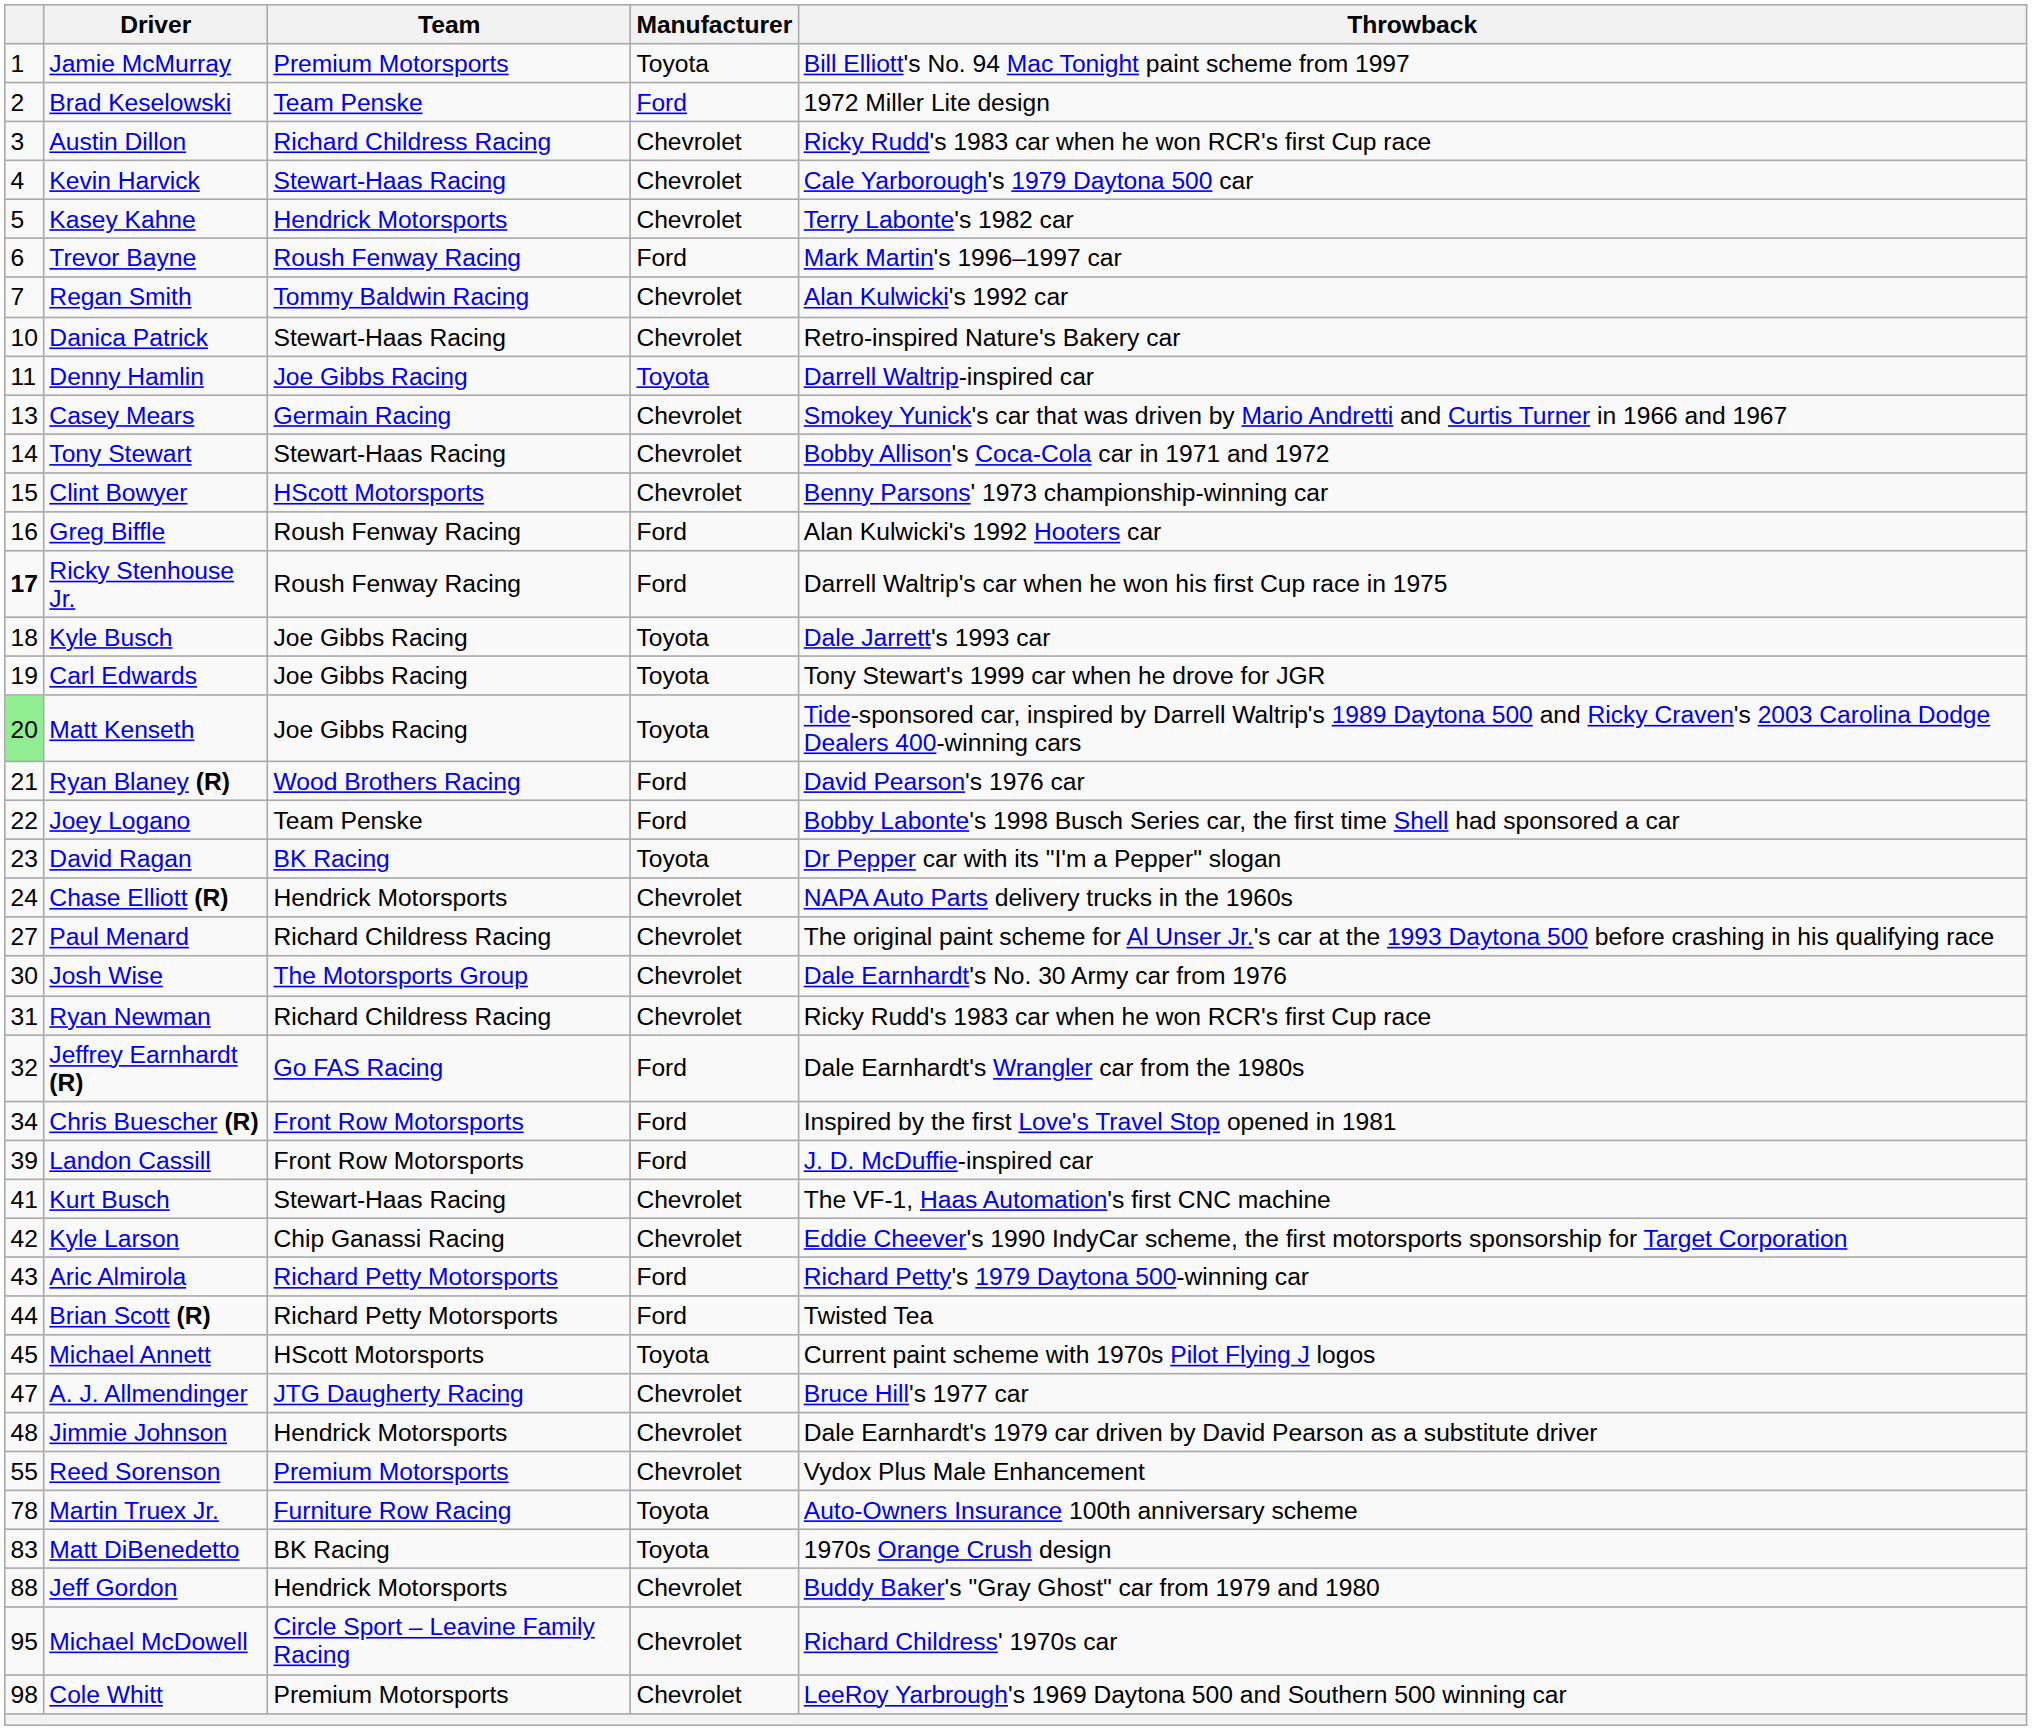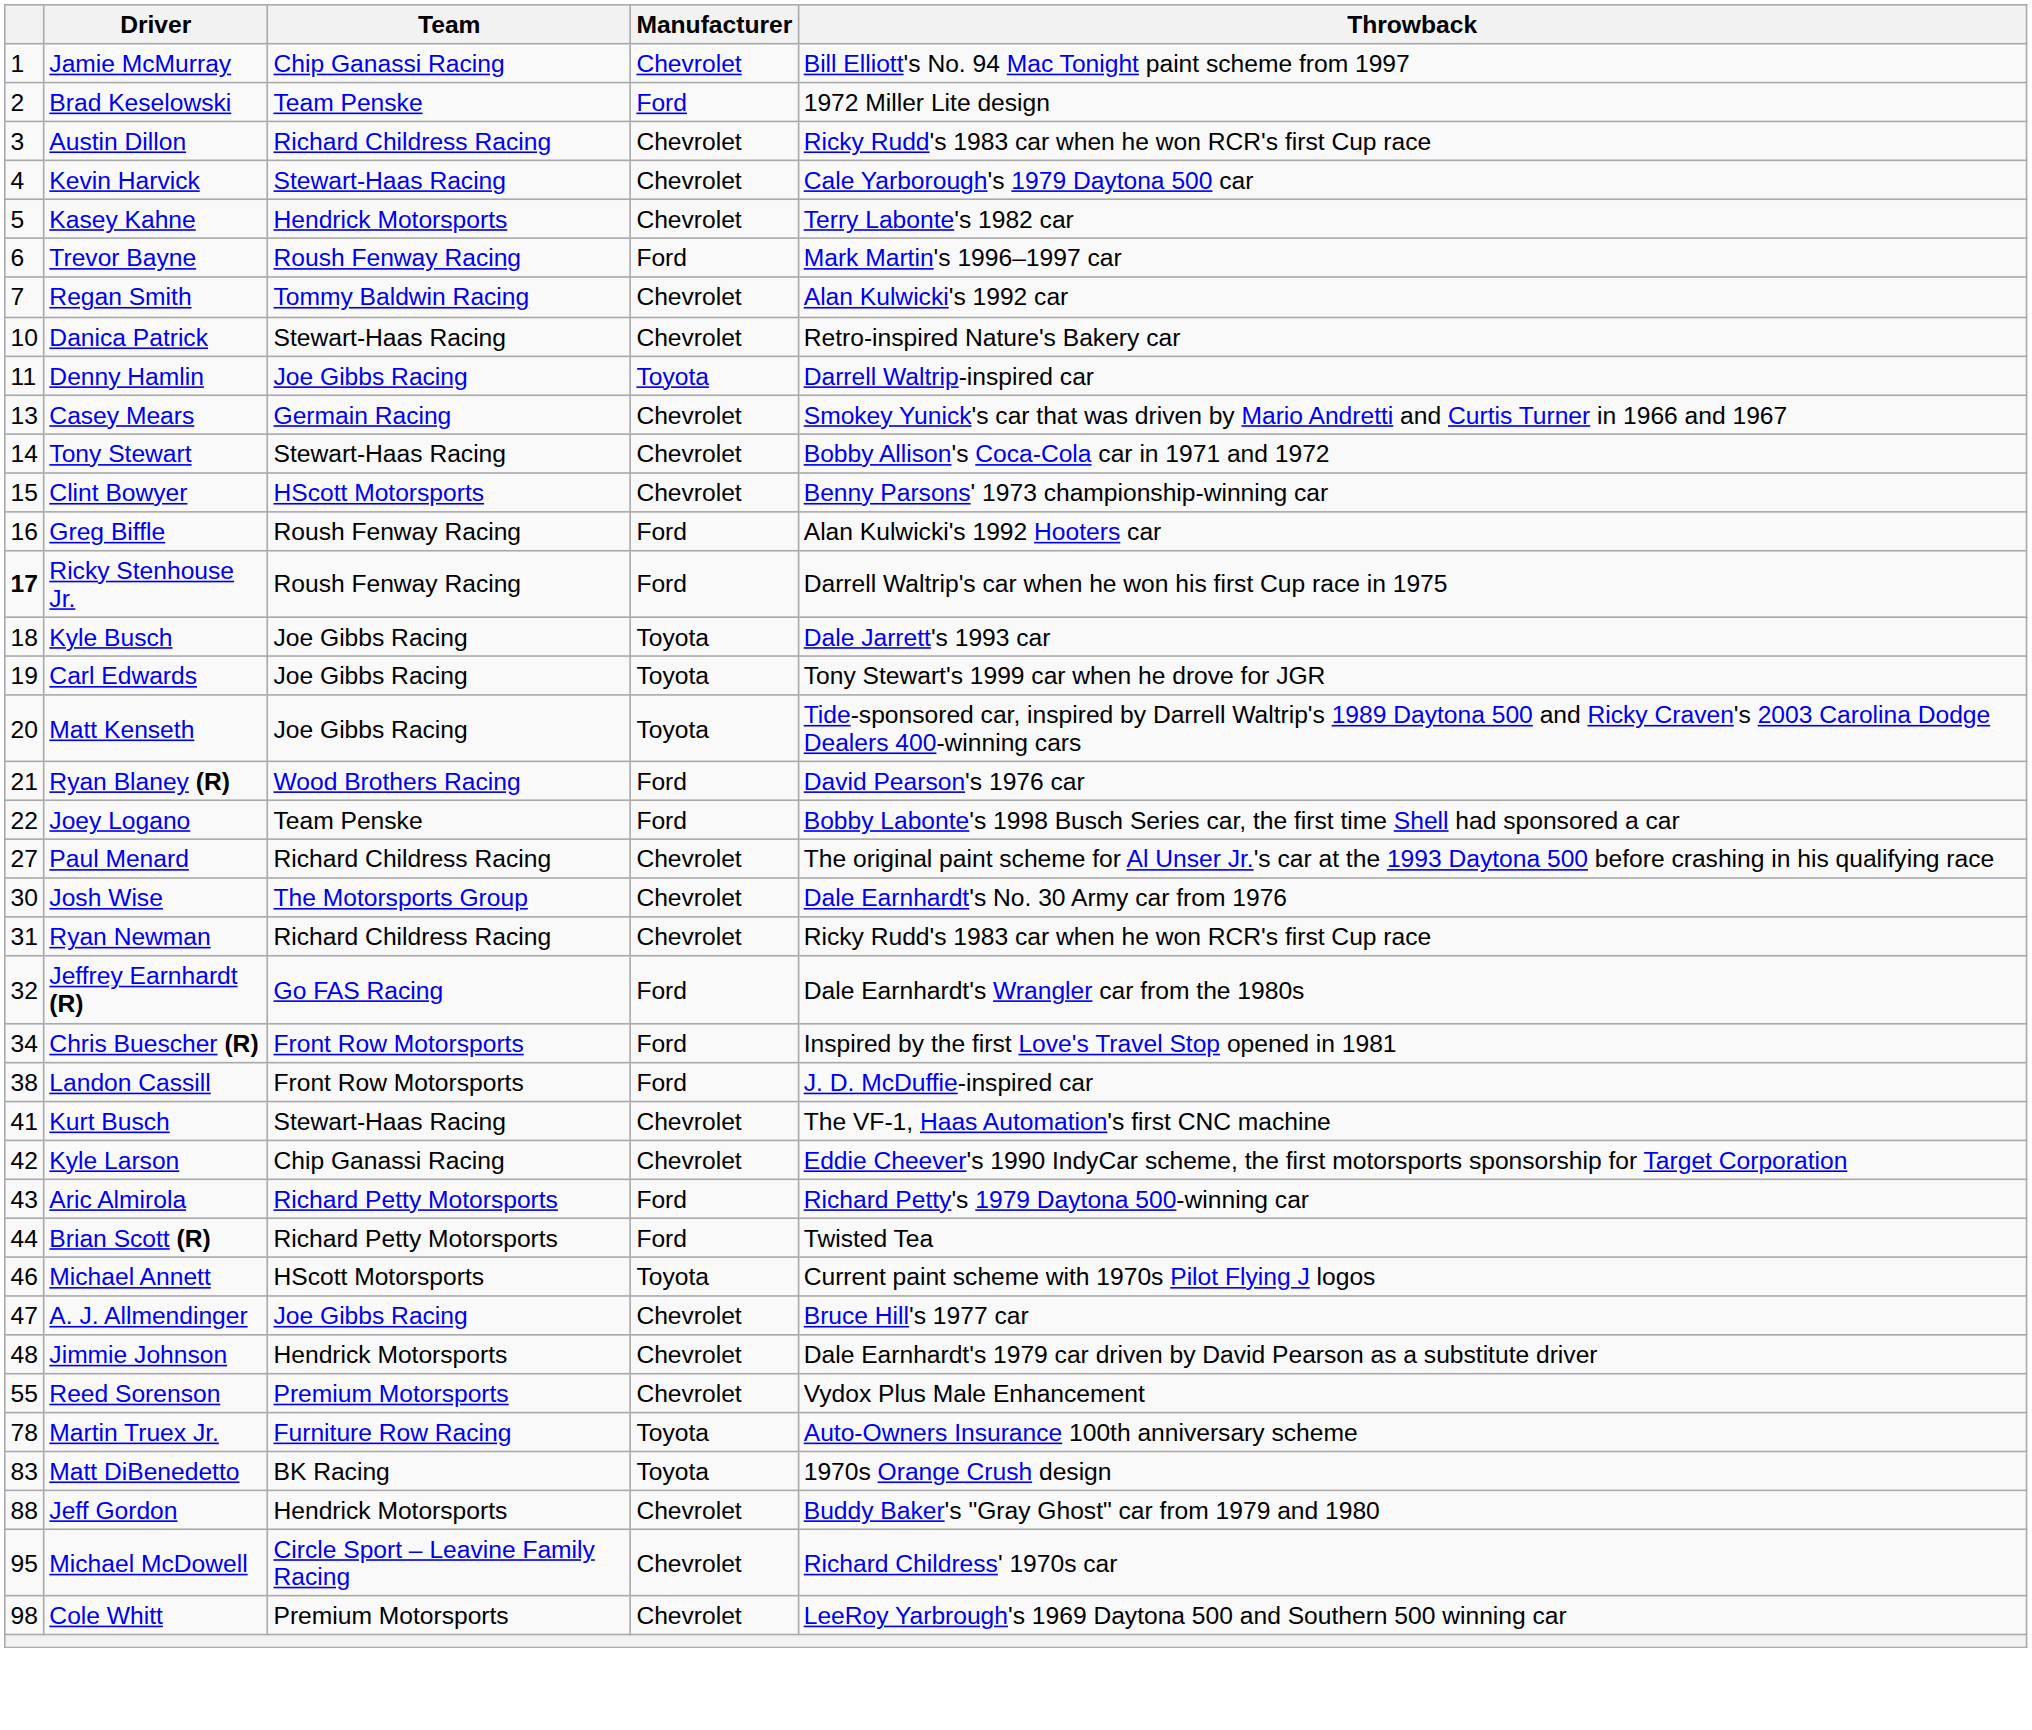(391, 63) Premium Motorsports -> (389, 63) Chip Ganassi Racing
(673, 63) Toyota -> (689, 63) Chevrolet
(24, 728) lightgreen background -> (24, 728) no background
- row: (120, 859)
- row: (139, 898)
(24, 1160) 39 -> (24, 1082) 38
(24, 1355) 45 -> (24, 1277) 46
(399, 1393) JTG Daugherty Racing -> (371, 1316) Joe Gibbs Racing
